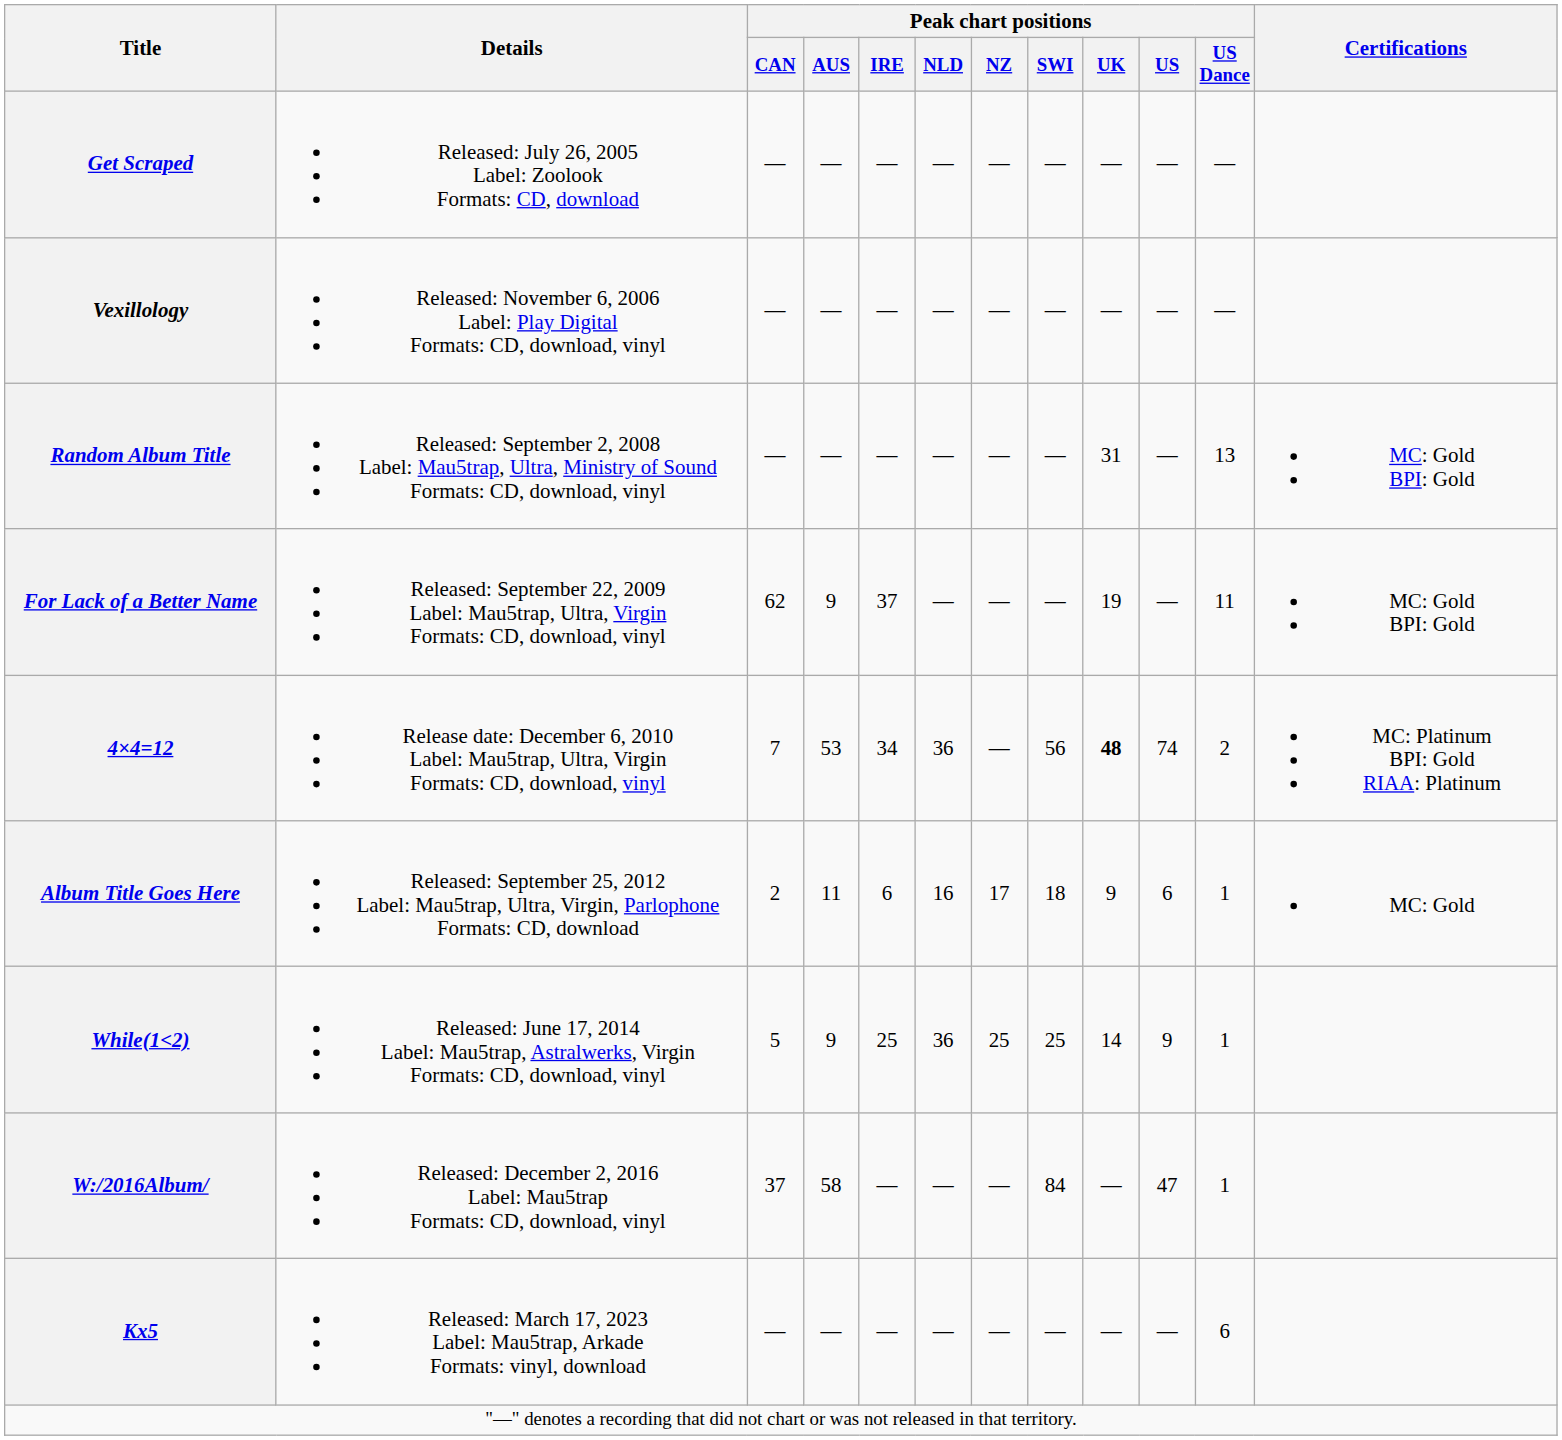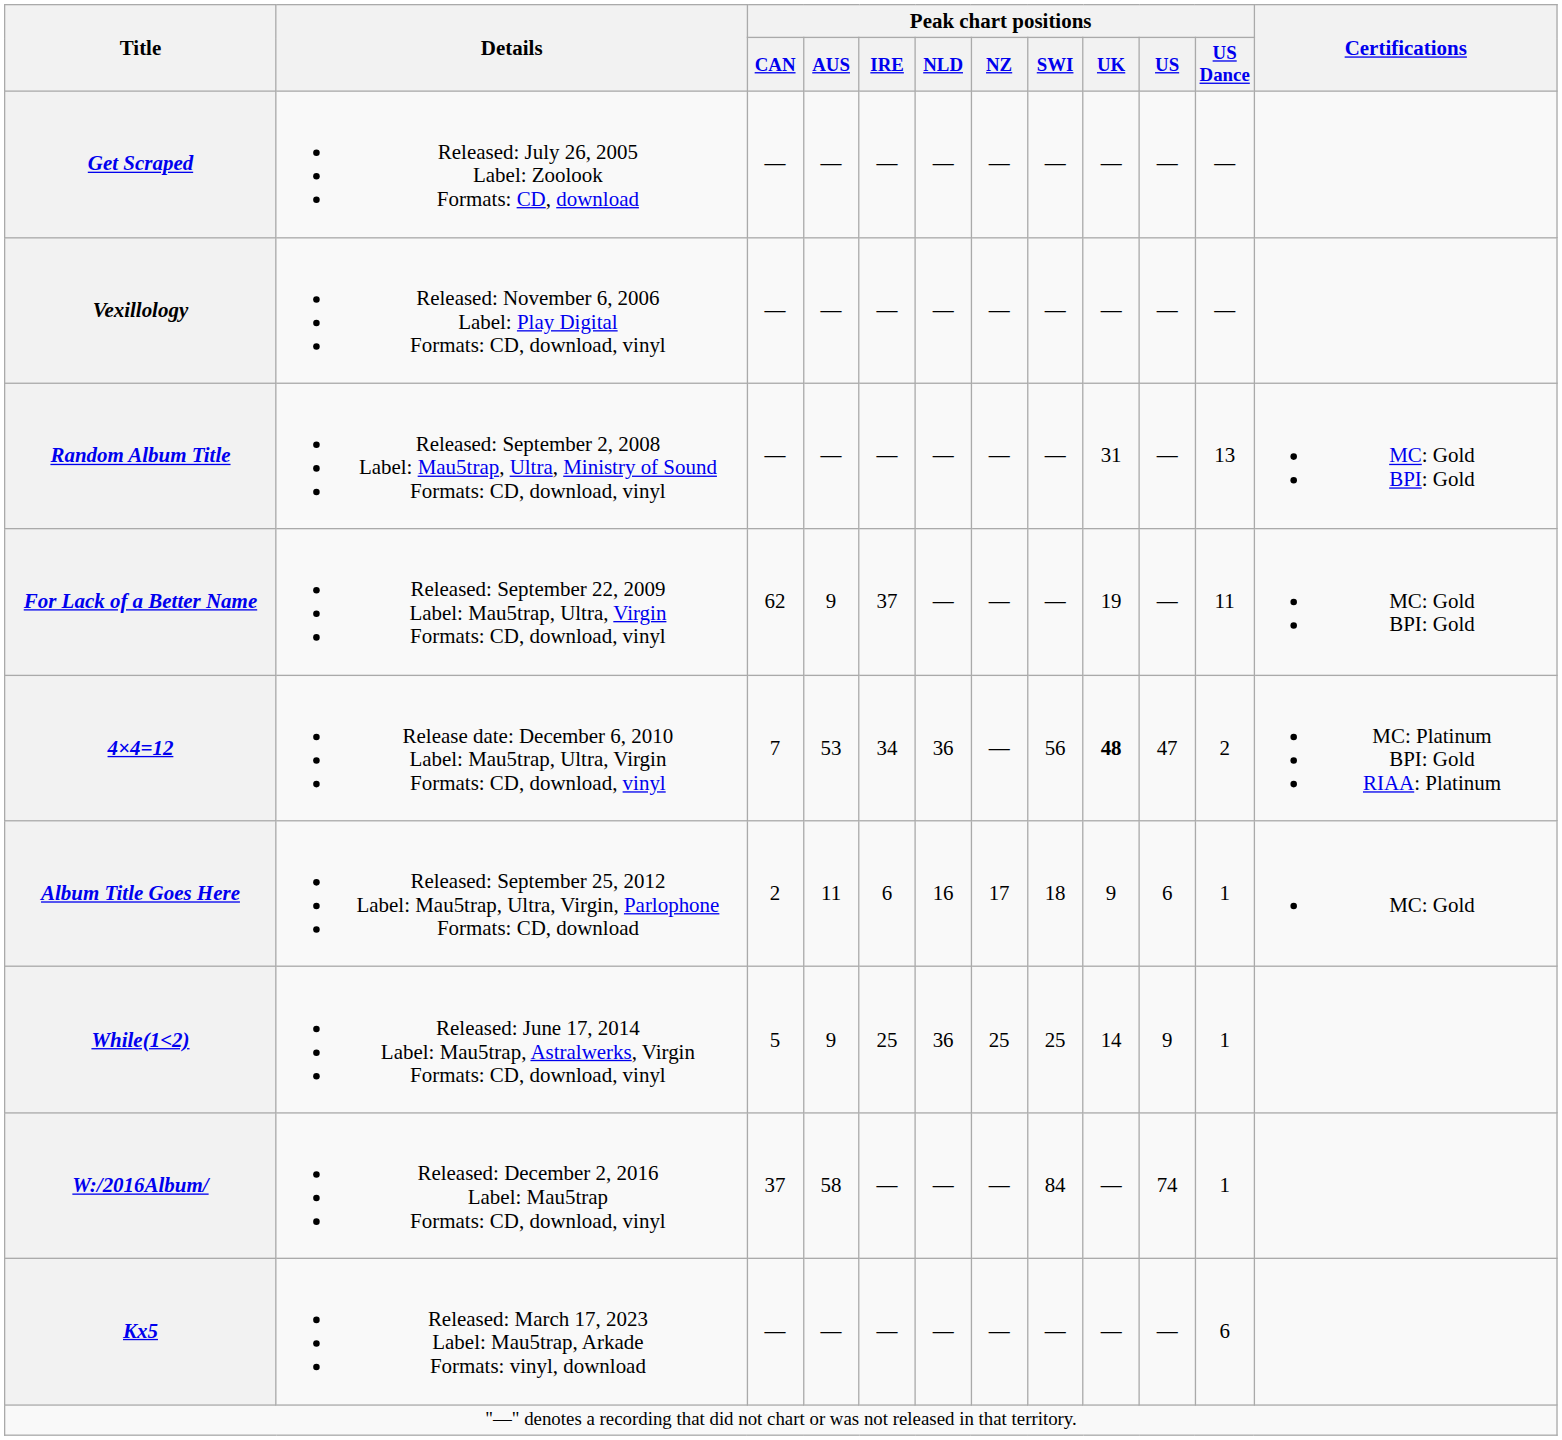(1167, 747) 74 -> (1167, 747) 47
(1167, 1185) 47 -> (1167, 1185) 74
